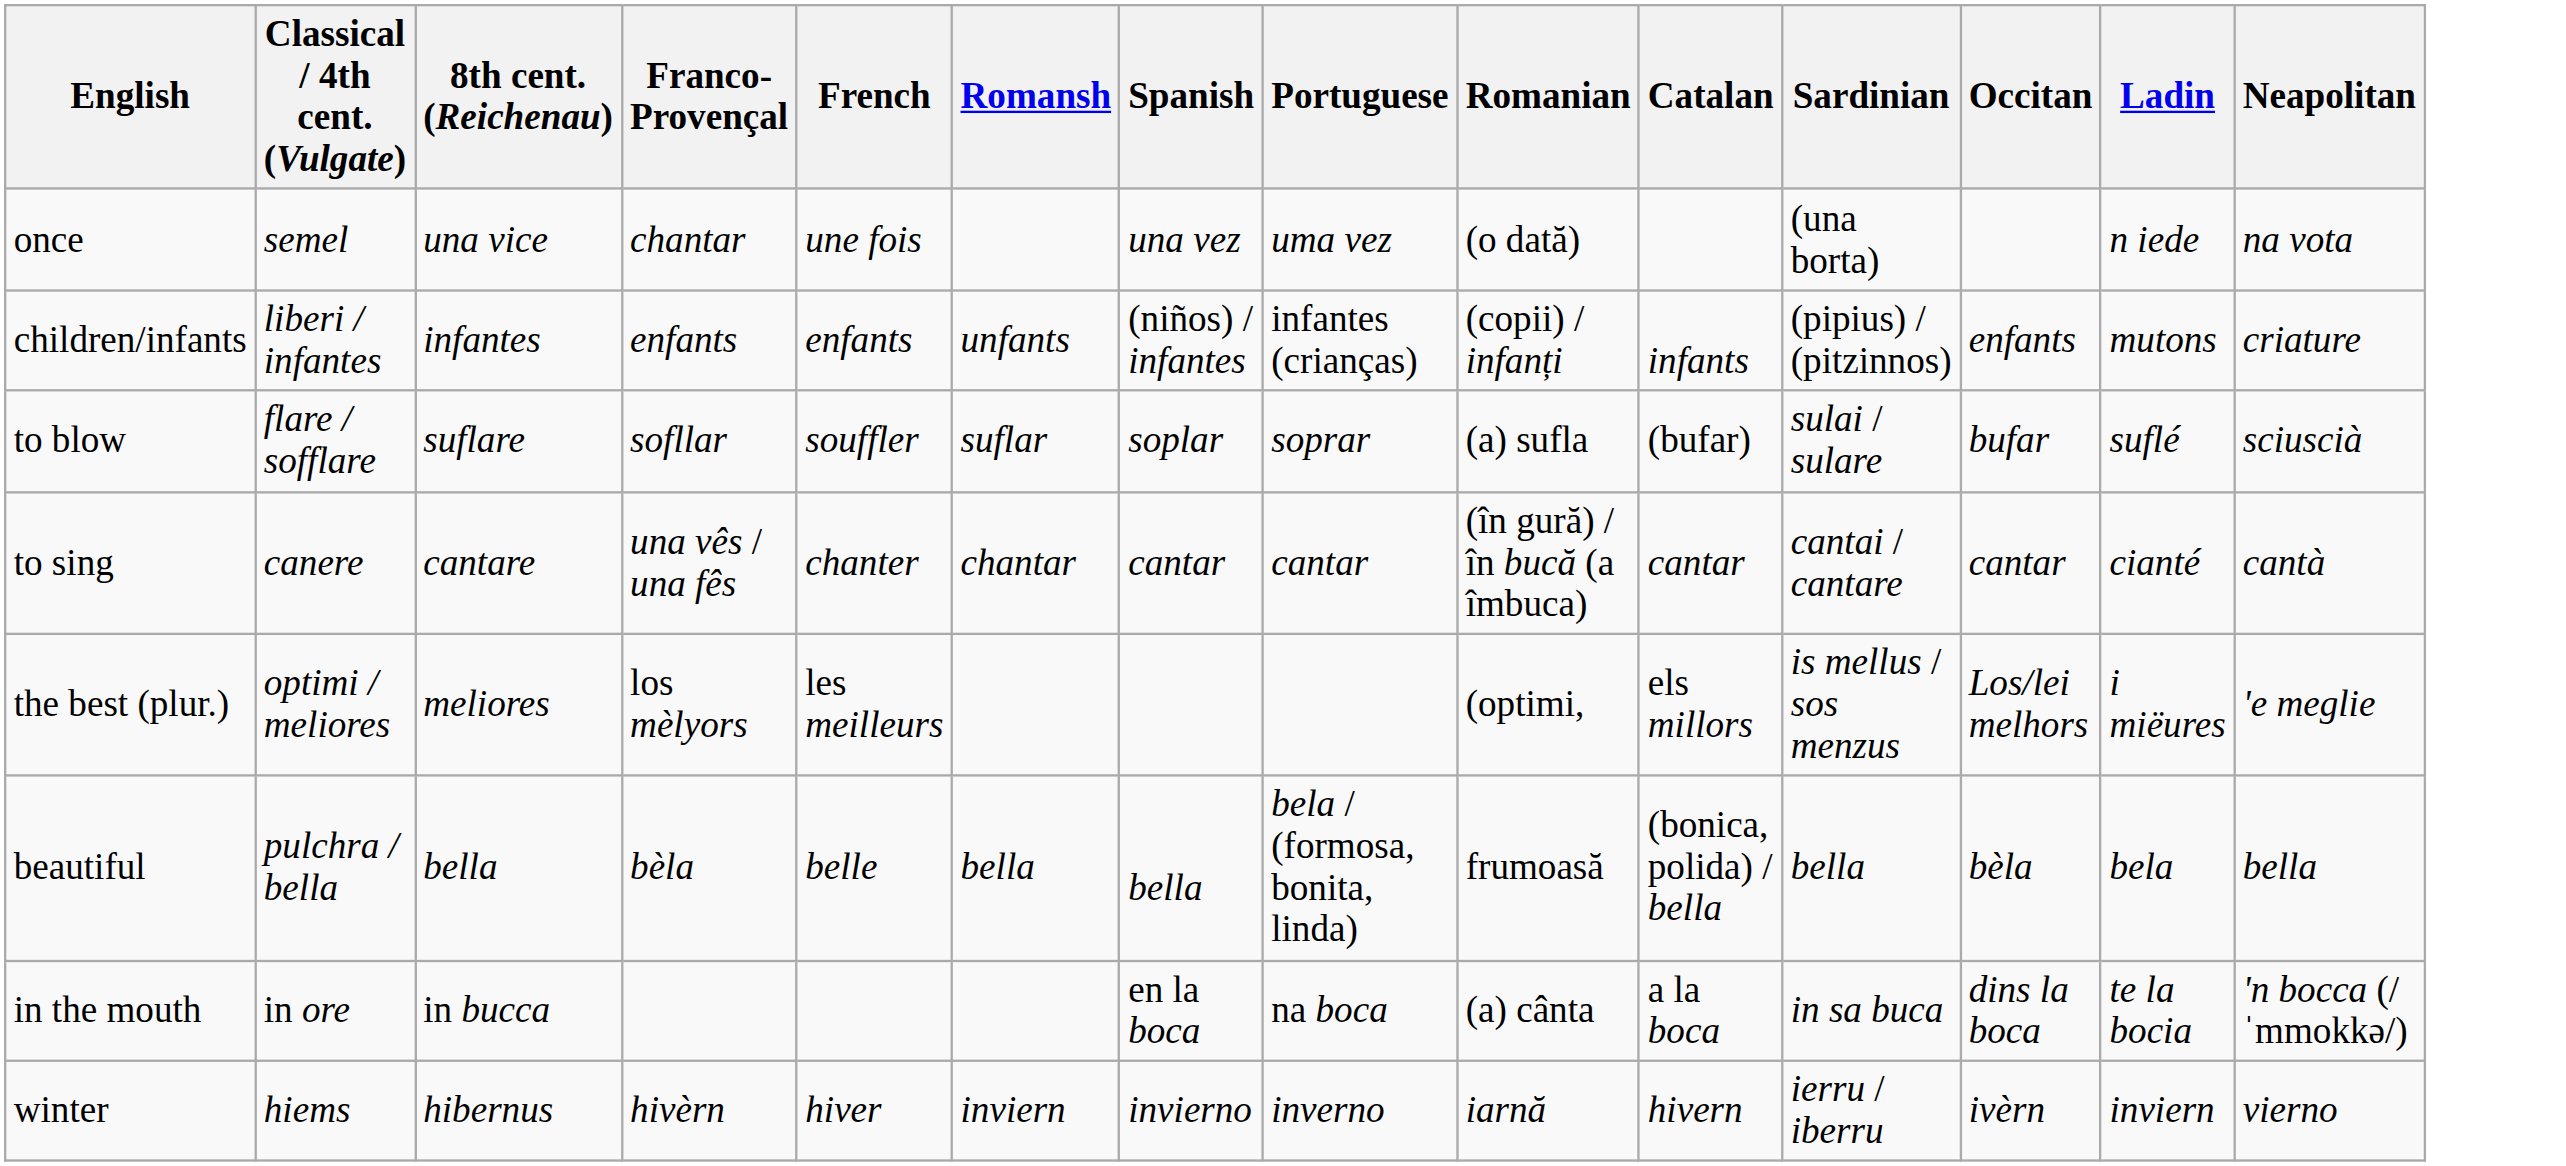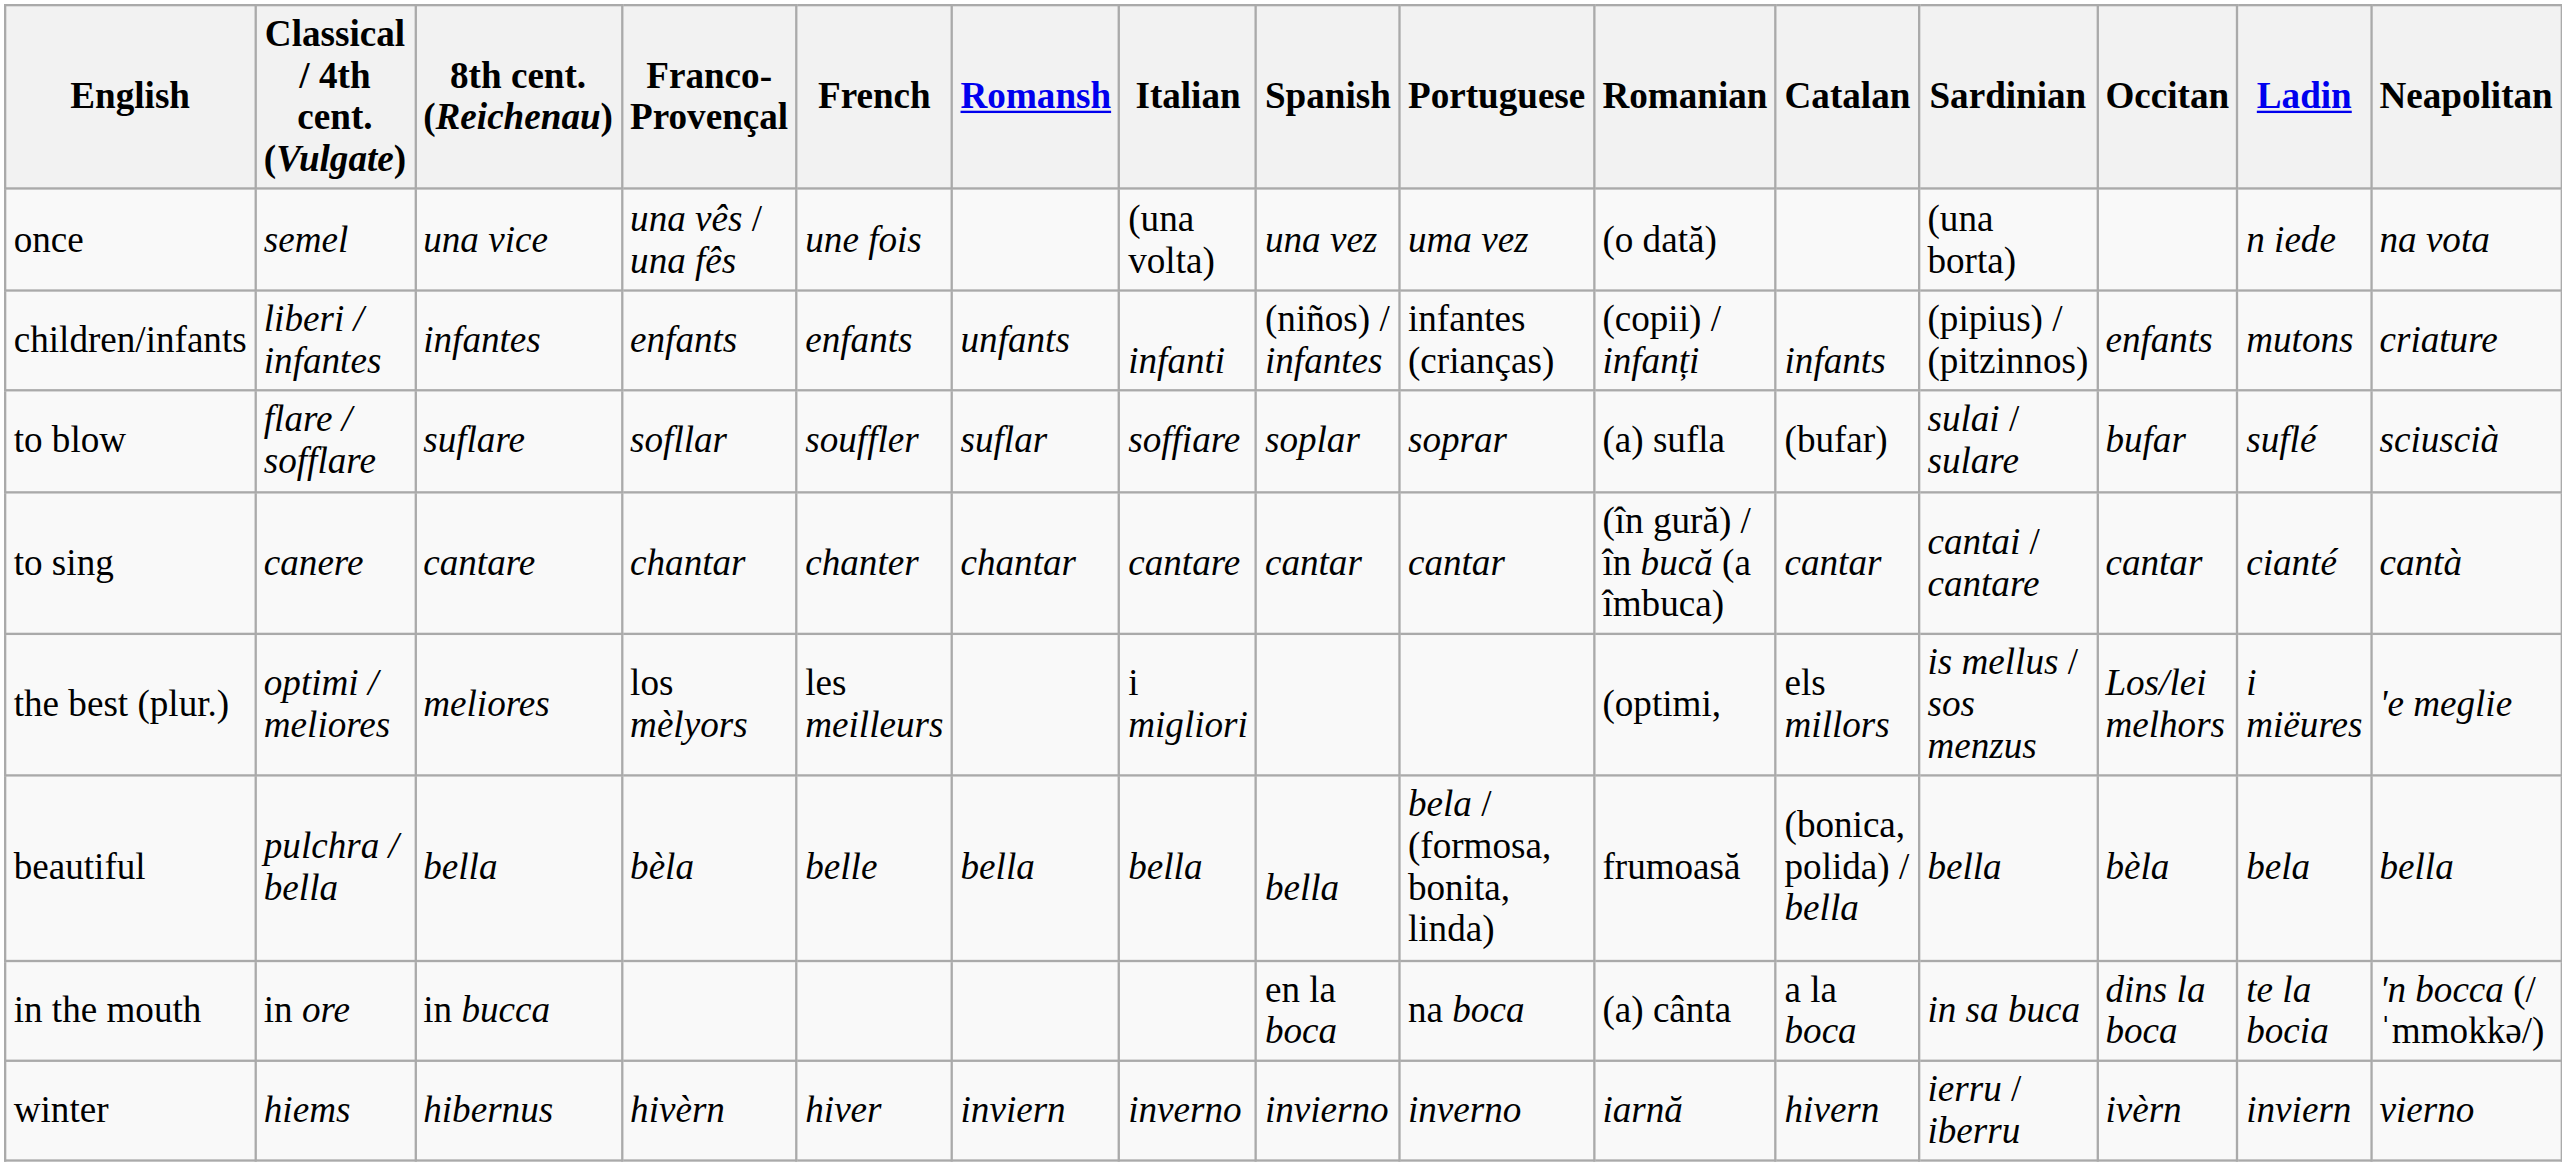+ column: (1188, 96)
(688, 238) chantar -> (696, 238) una vês / una fês
(696, 561) una vês / una fês -> (688, 561) chantar
